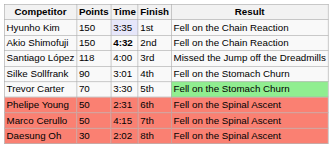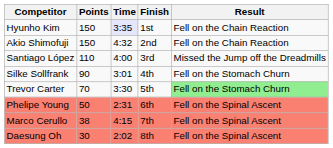(123, 43) bold -> (123, 43) normal
(87, 58) 118 -> (87, 58) 110
(84, 120) 50 -> (84, 120) 38
